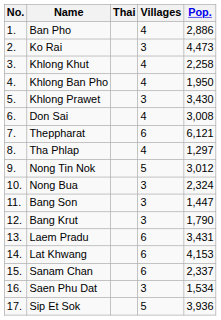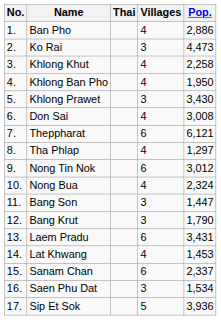(143, 168) 5 -> (143, 168) 6
(143, 185) 3 -> (143, 185) 4
(143, 254) 6 -> (143, 254) 4
(200, 254) 4,153 -> (200, 254) 1,453
